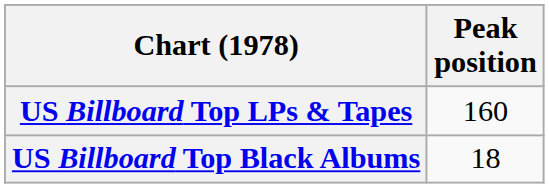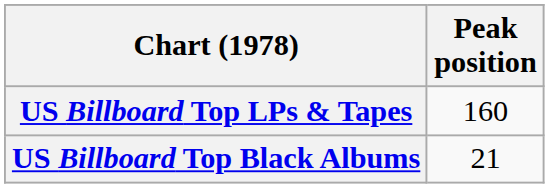(486, 158) 18 -> (486, 158) 21
